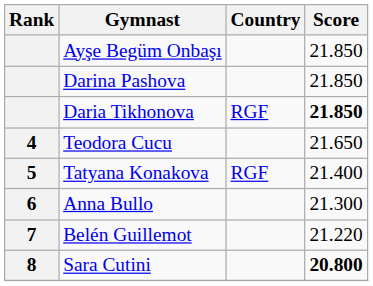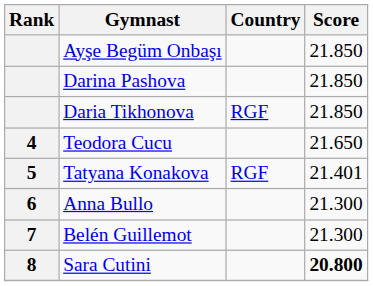(336, 111) bold -> (336, 111) normal
(336, 173) 21.400 -> (336, 173) 21.401
(336, 234) 21.220 -> (336, 234) 21.300
